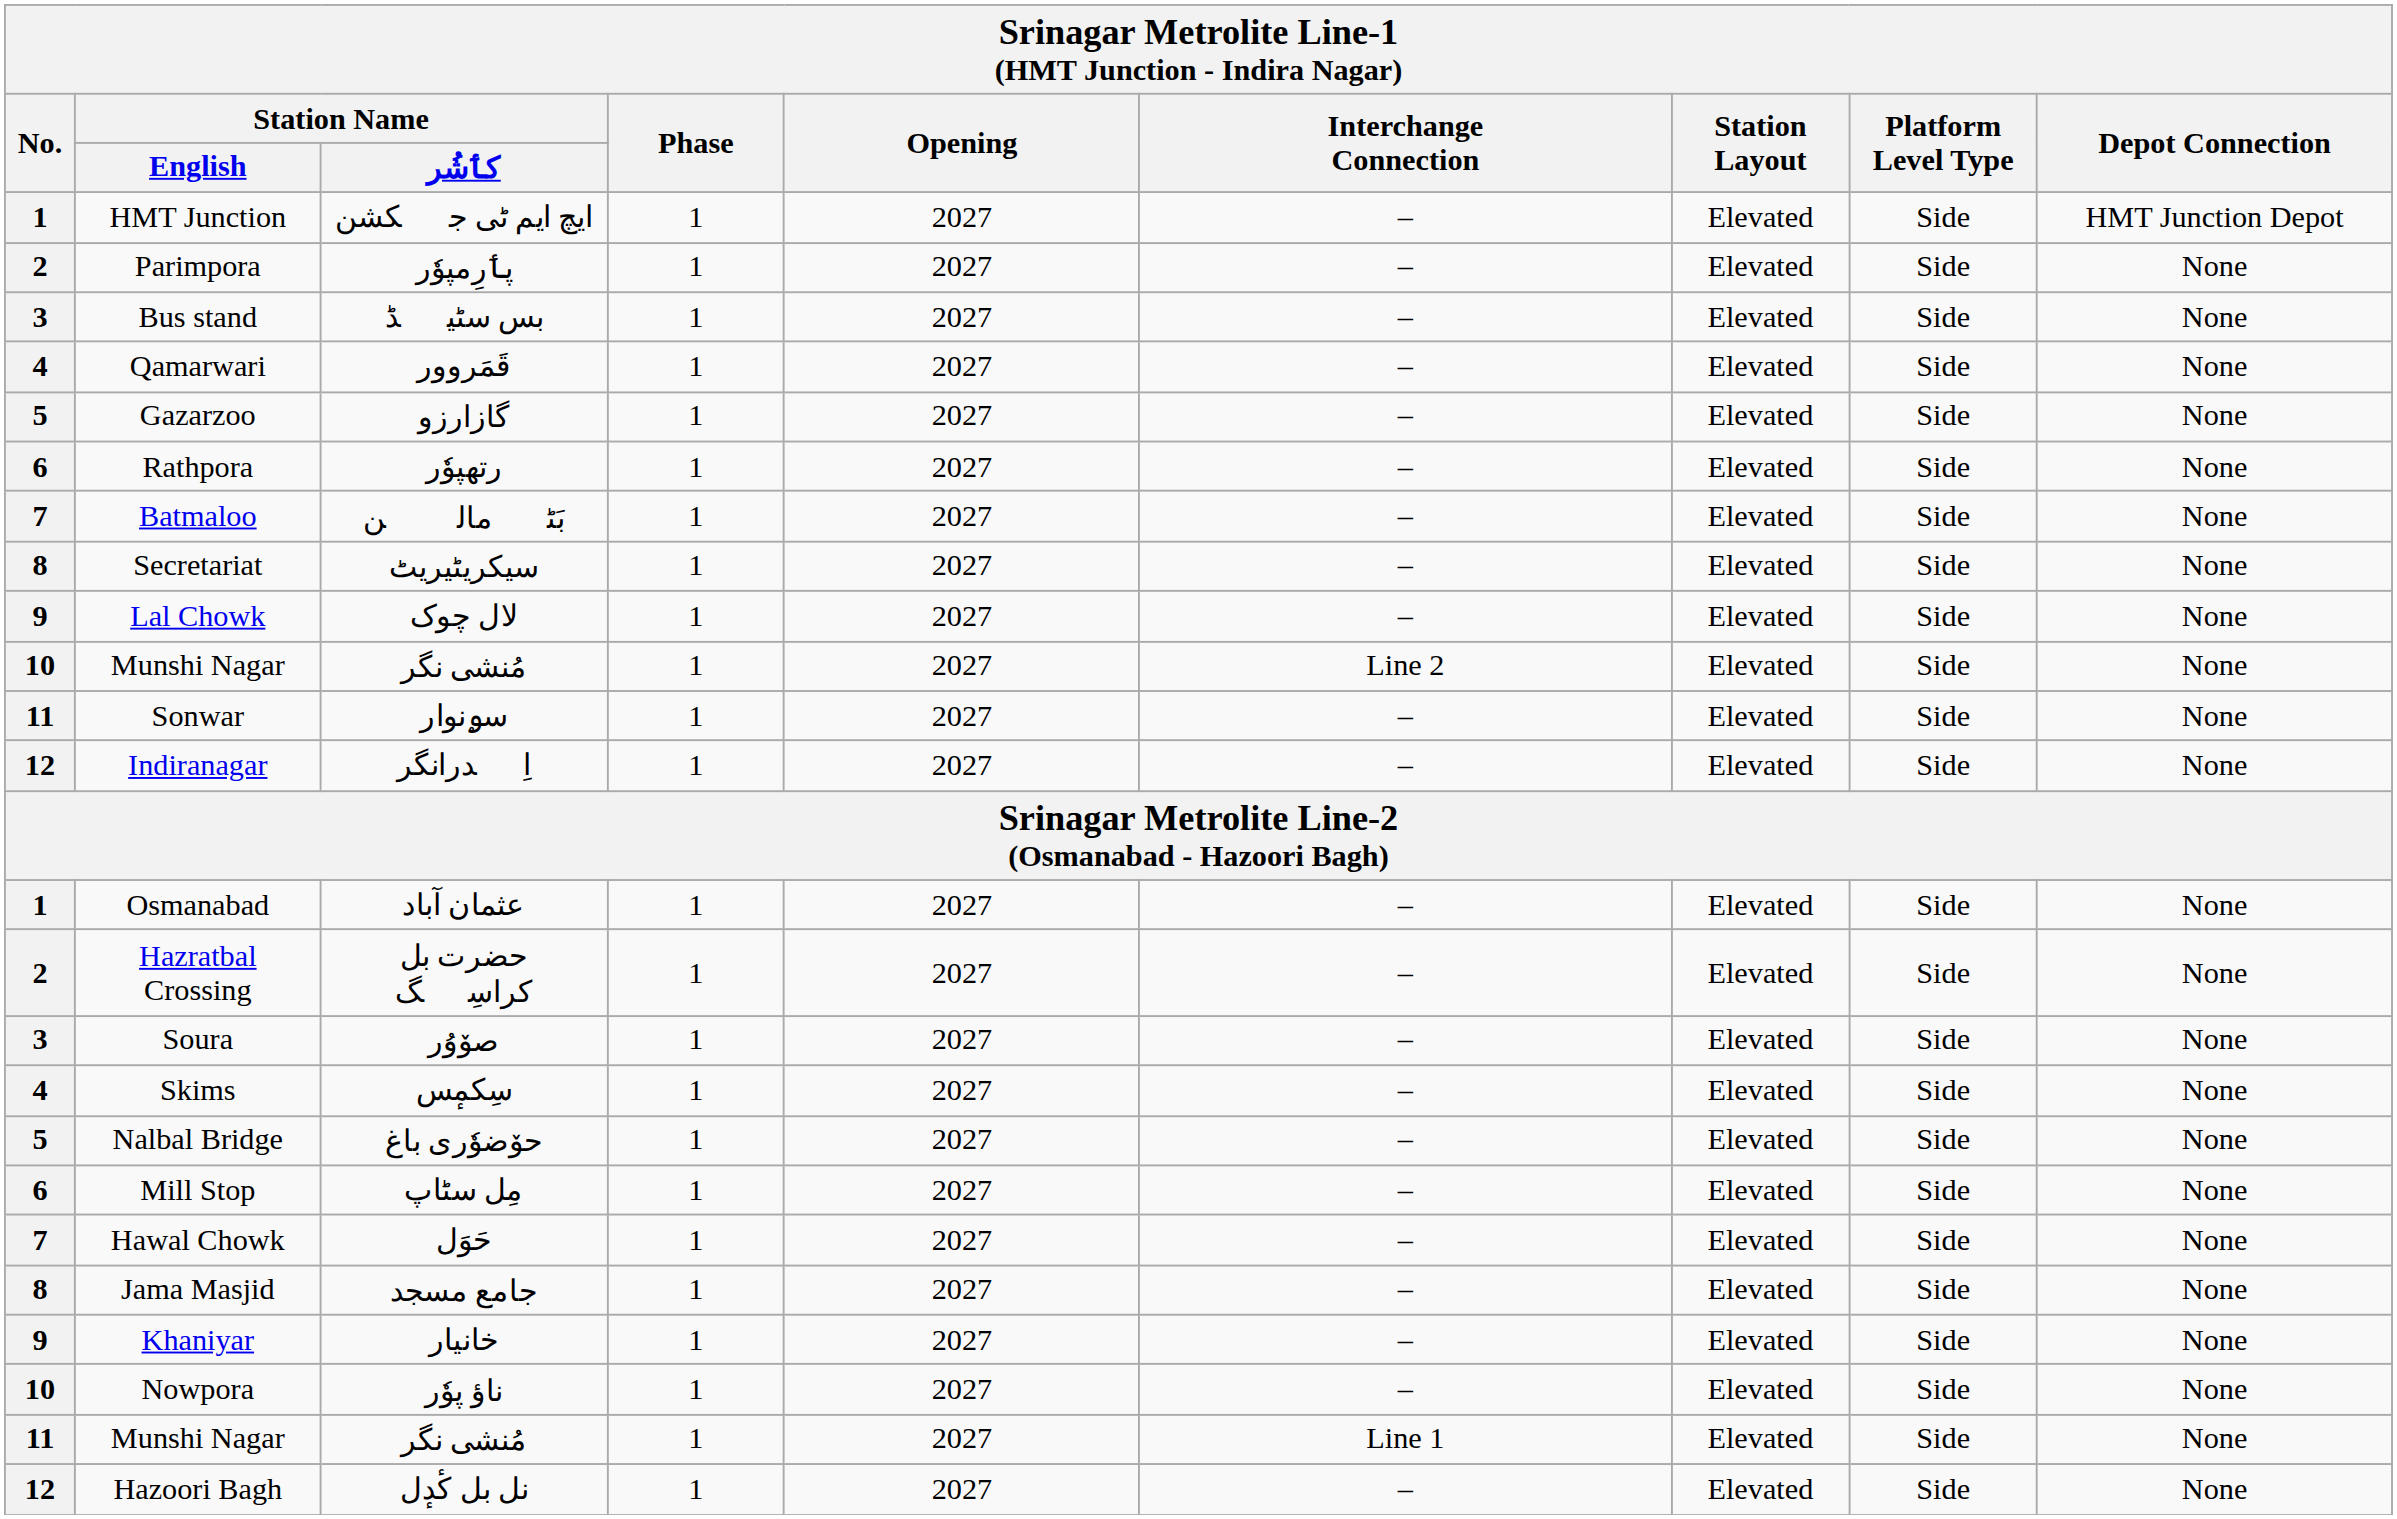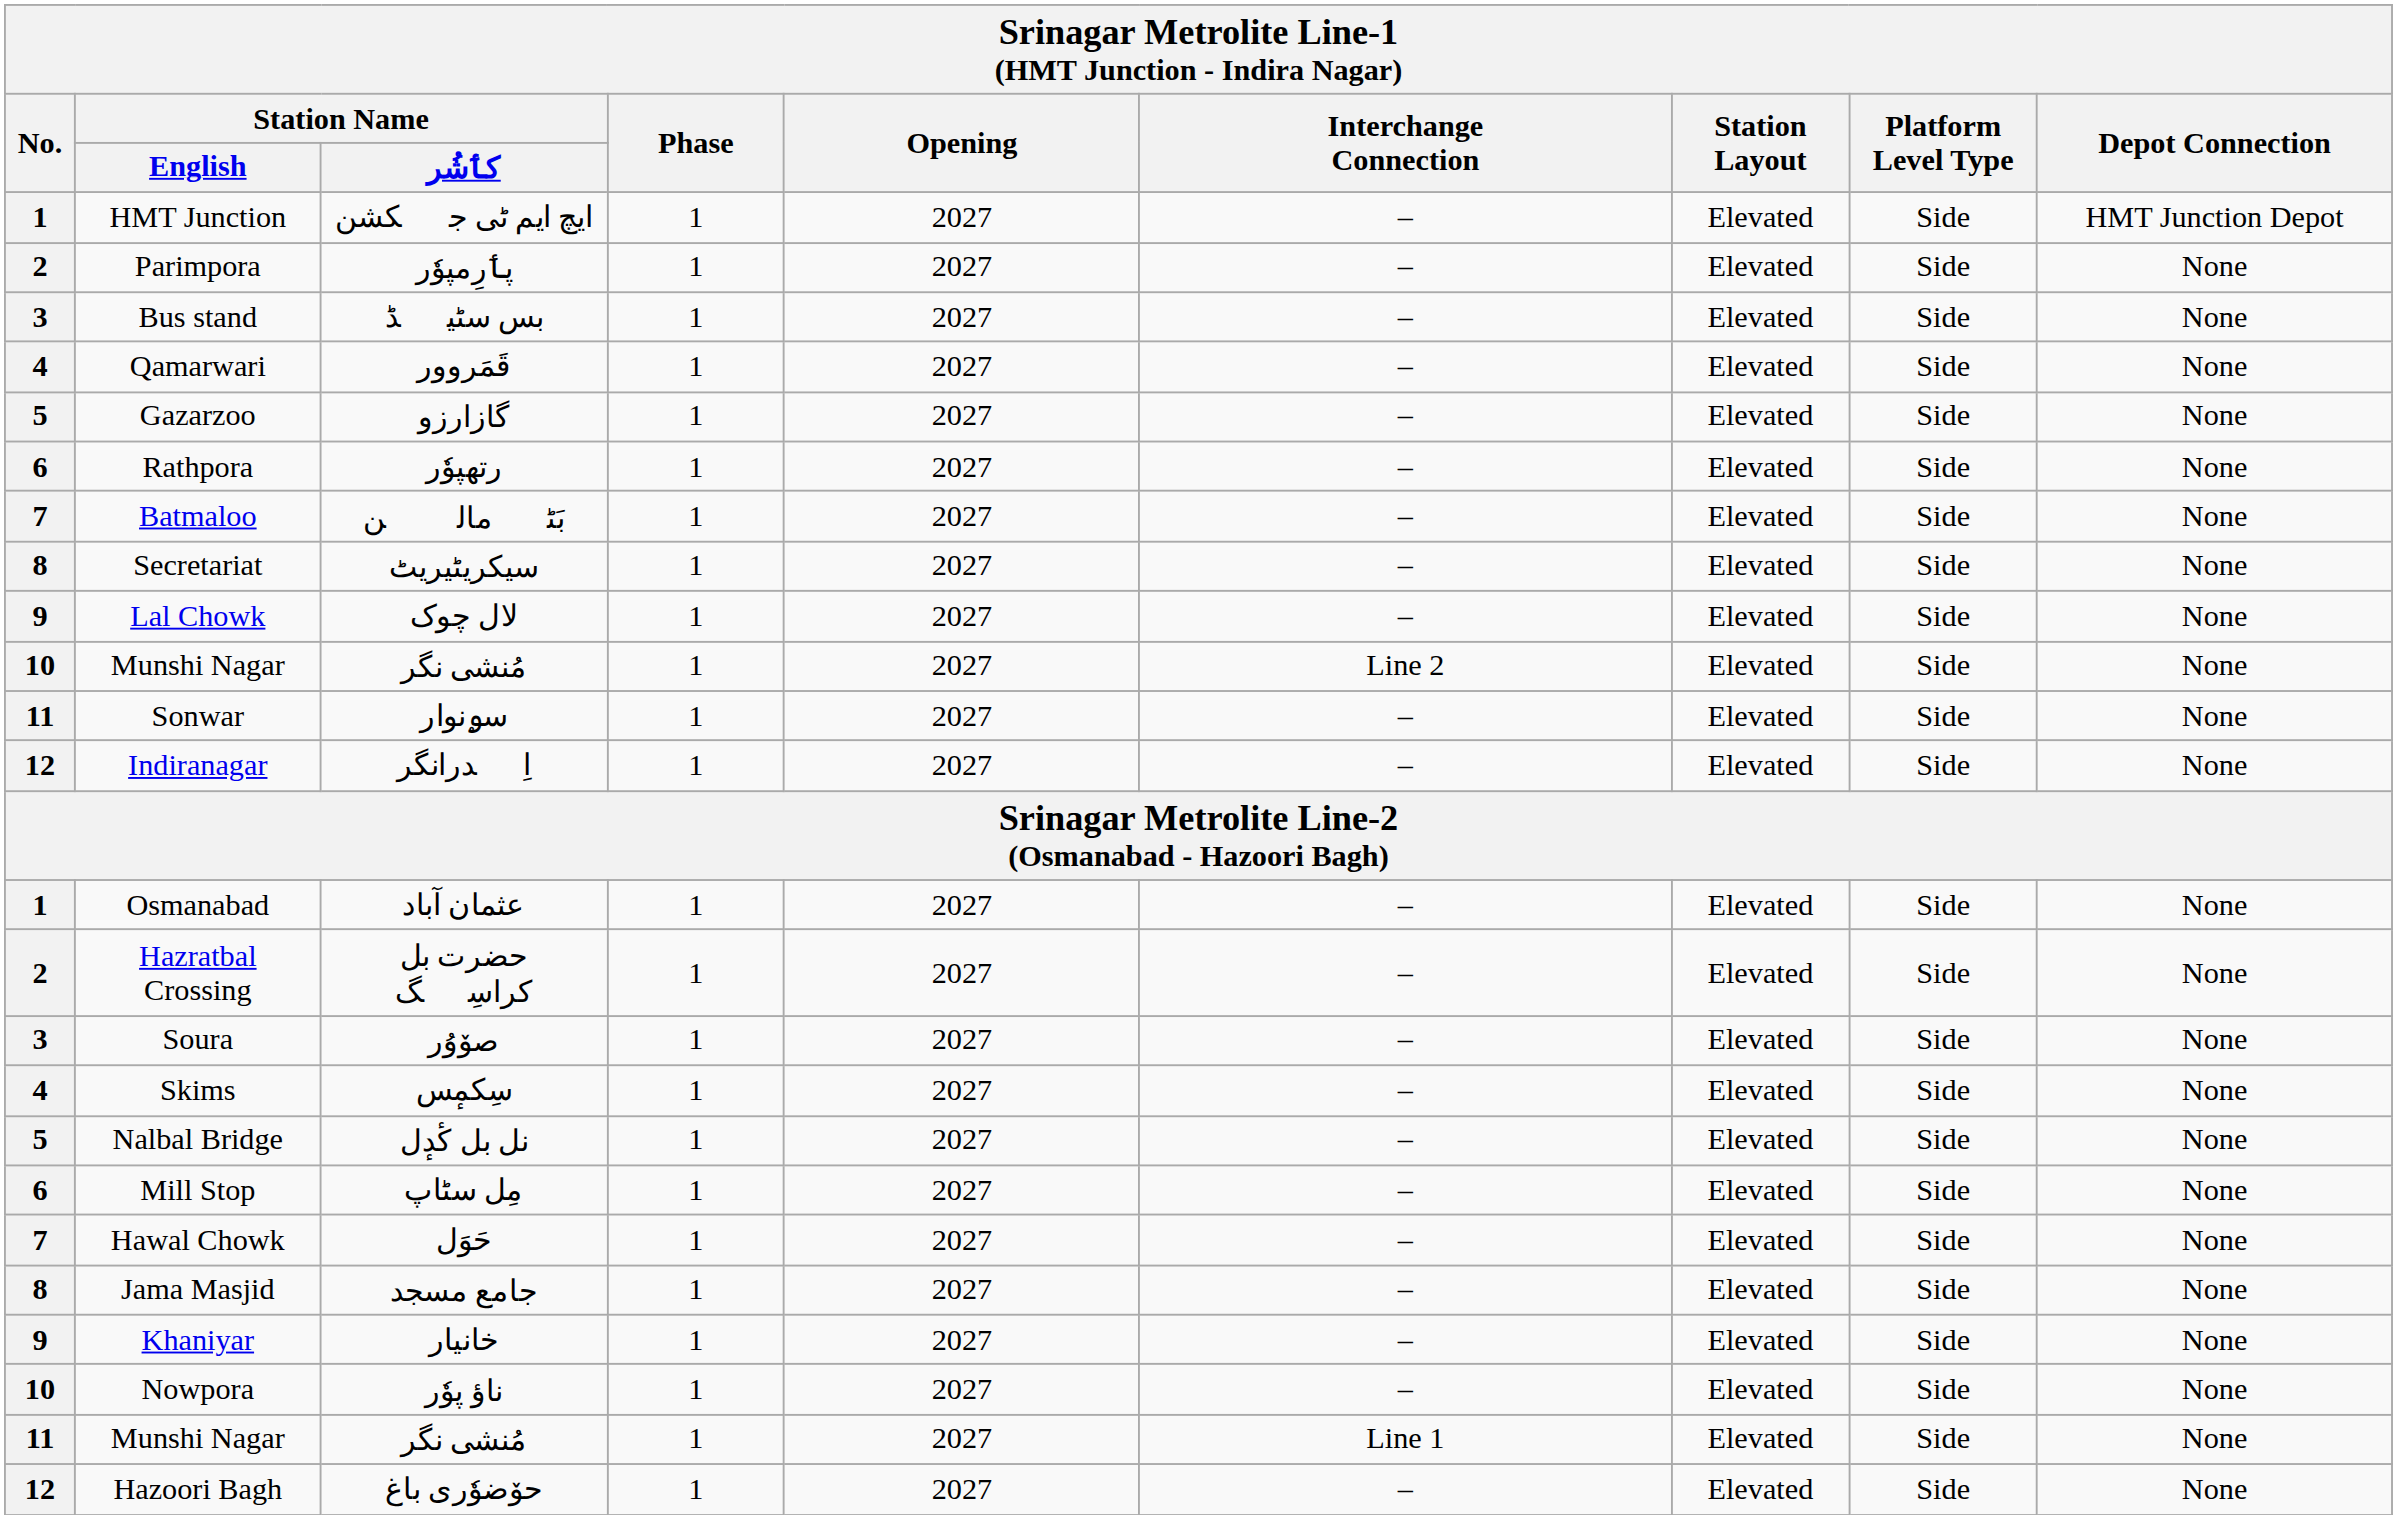(464, 1140) حۆضوٗری باغ -> (464, 1140) نل بل کٔدٕل
(464, 1489) نل بل کٔدٕل -> (464, 1489) حۆضوٗری باغ
